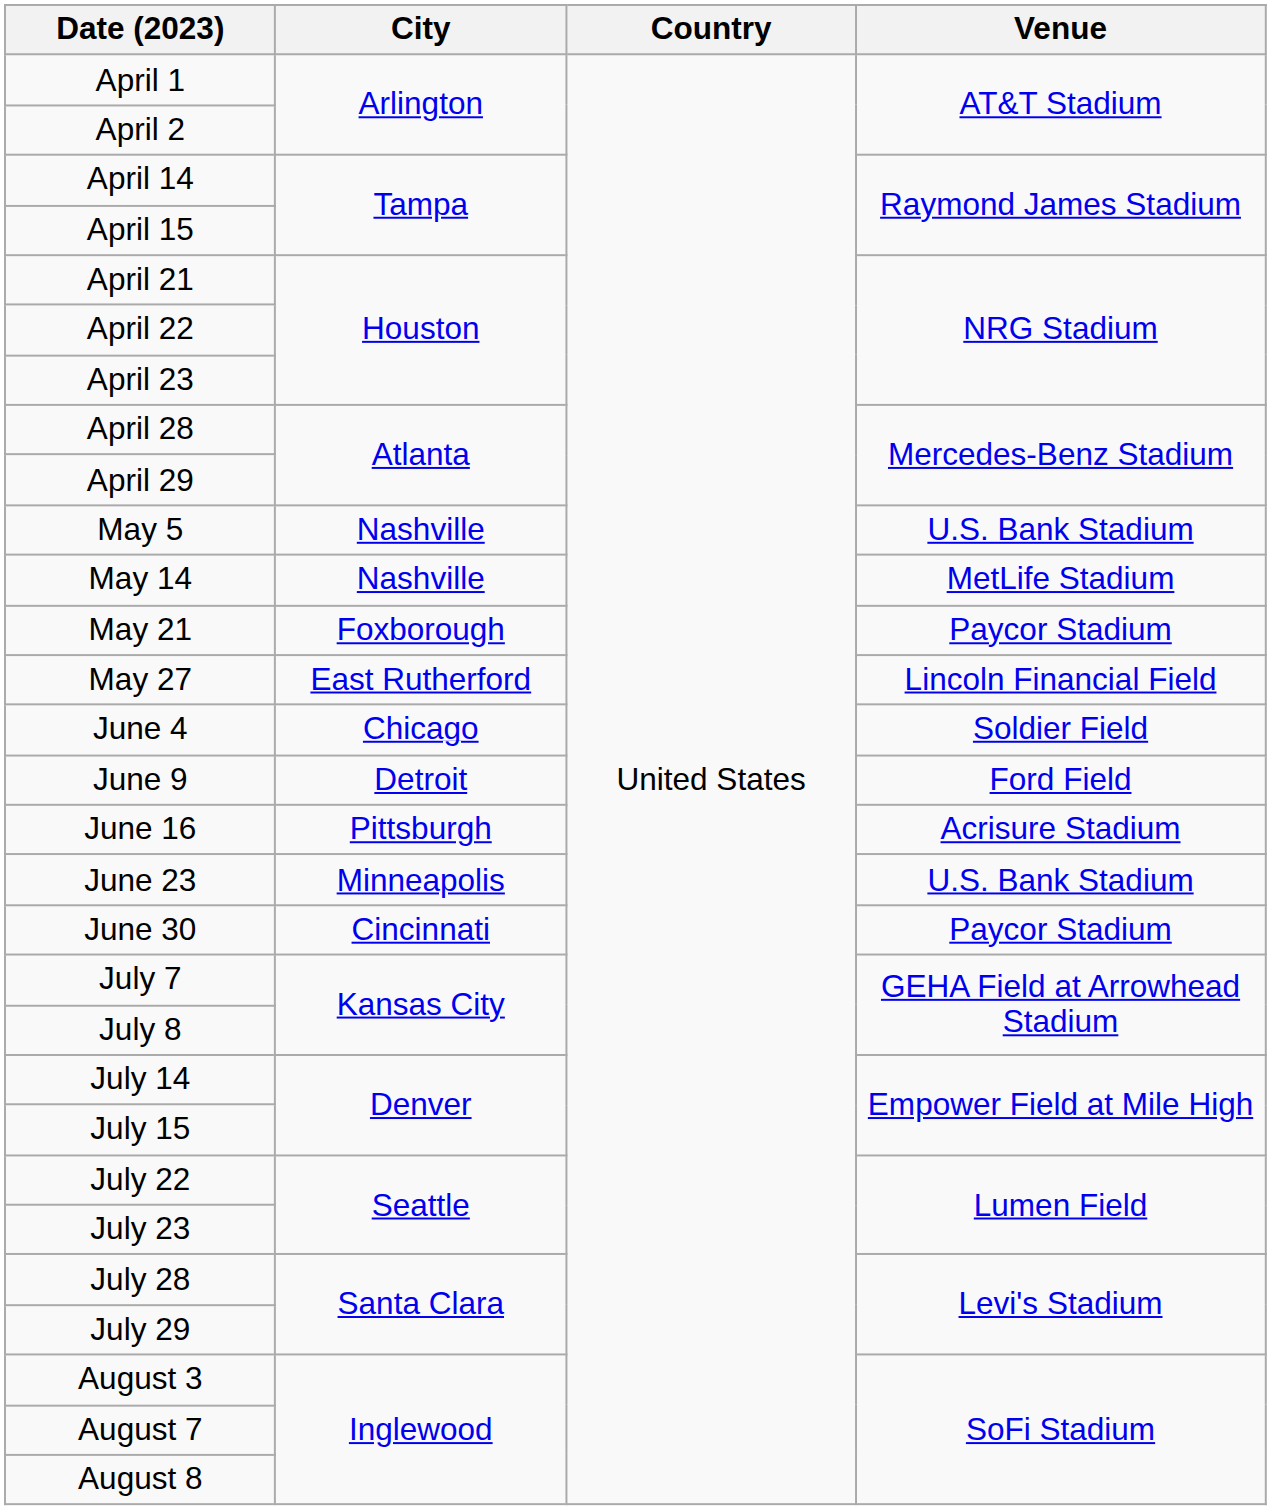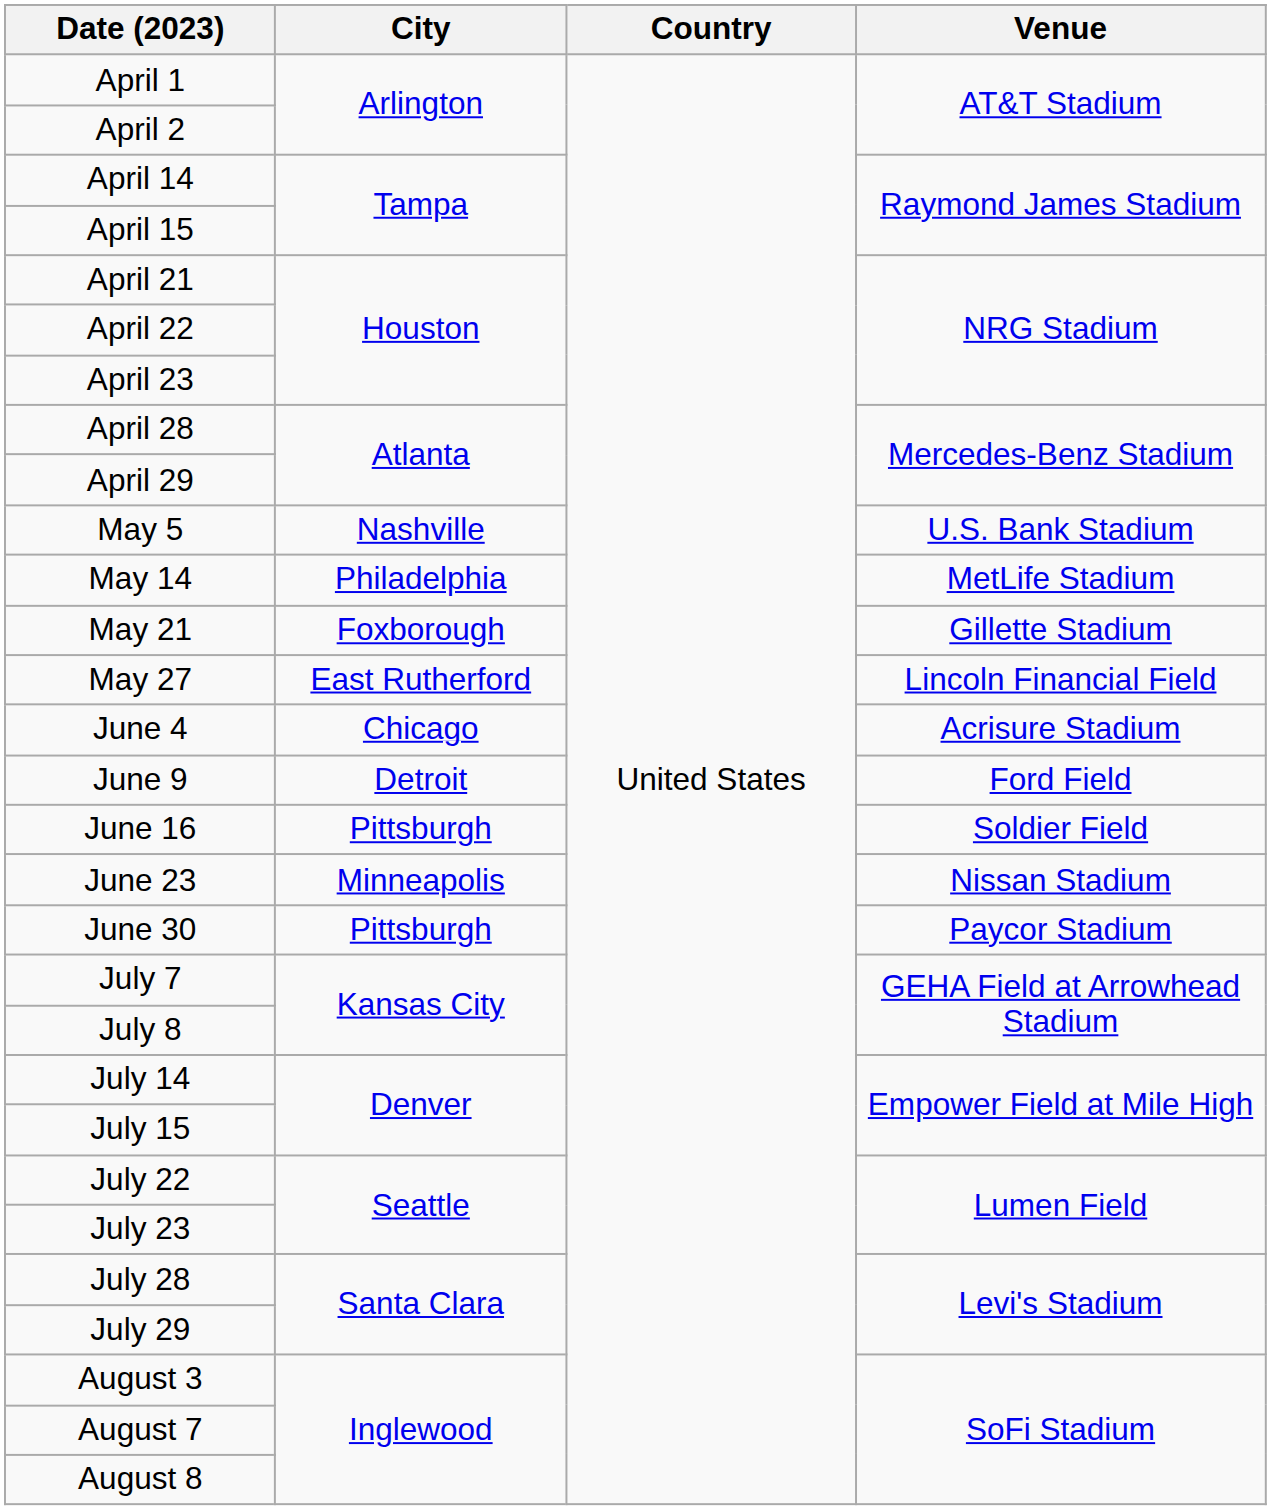(421, 579) Nashville -> (421, 579) Philadelphia
(1061, 629) Paycor Stadium -> (1061, 629) Gillette Stadium
(1061, 729) Soldier Field -> (1061, 729) Acrisure Stadium
(1061, 829) Acrisure Stadium -> (1061, 829) Soldier Field
(1061, 879) U.S. Bank Stadium -> (1061, 879) Nissan Stadium
(421, 929) Cincinnati -> (421, 929) Pittsburgh
